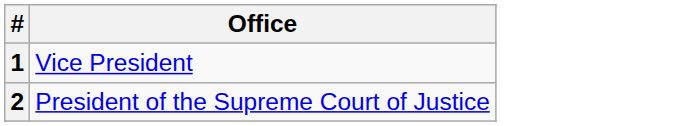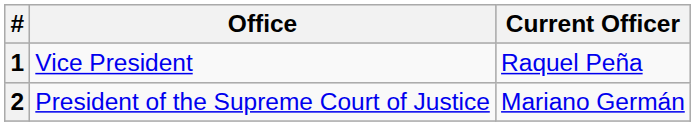+ column: (593, 23)
